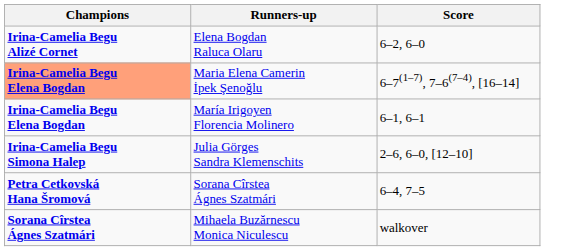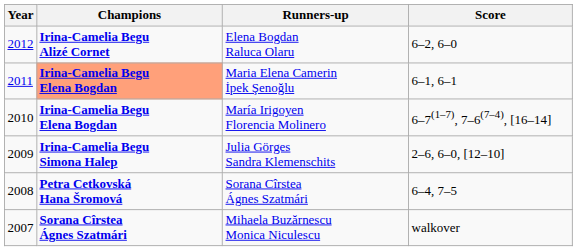+ column: (20, 15)
(449, 81) 6–7(1–7), 7–6(7–4), [16–14] -> (434, 81) 6–1, 6–1
(402, 117) 6–1, 6–1 -> (481, 117) 6–7(1–7), 7–6(7–4), [16–14]
